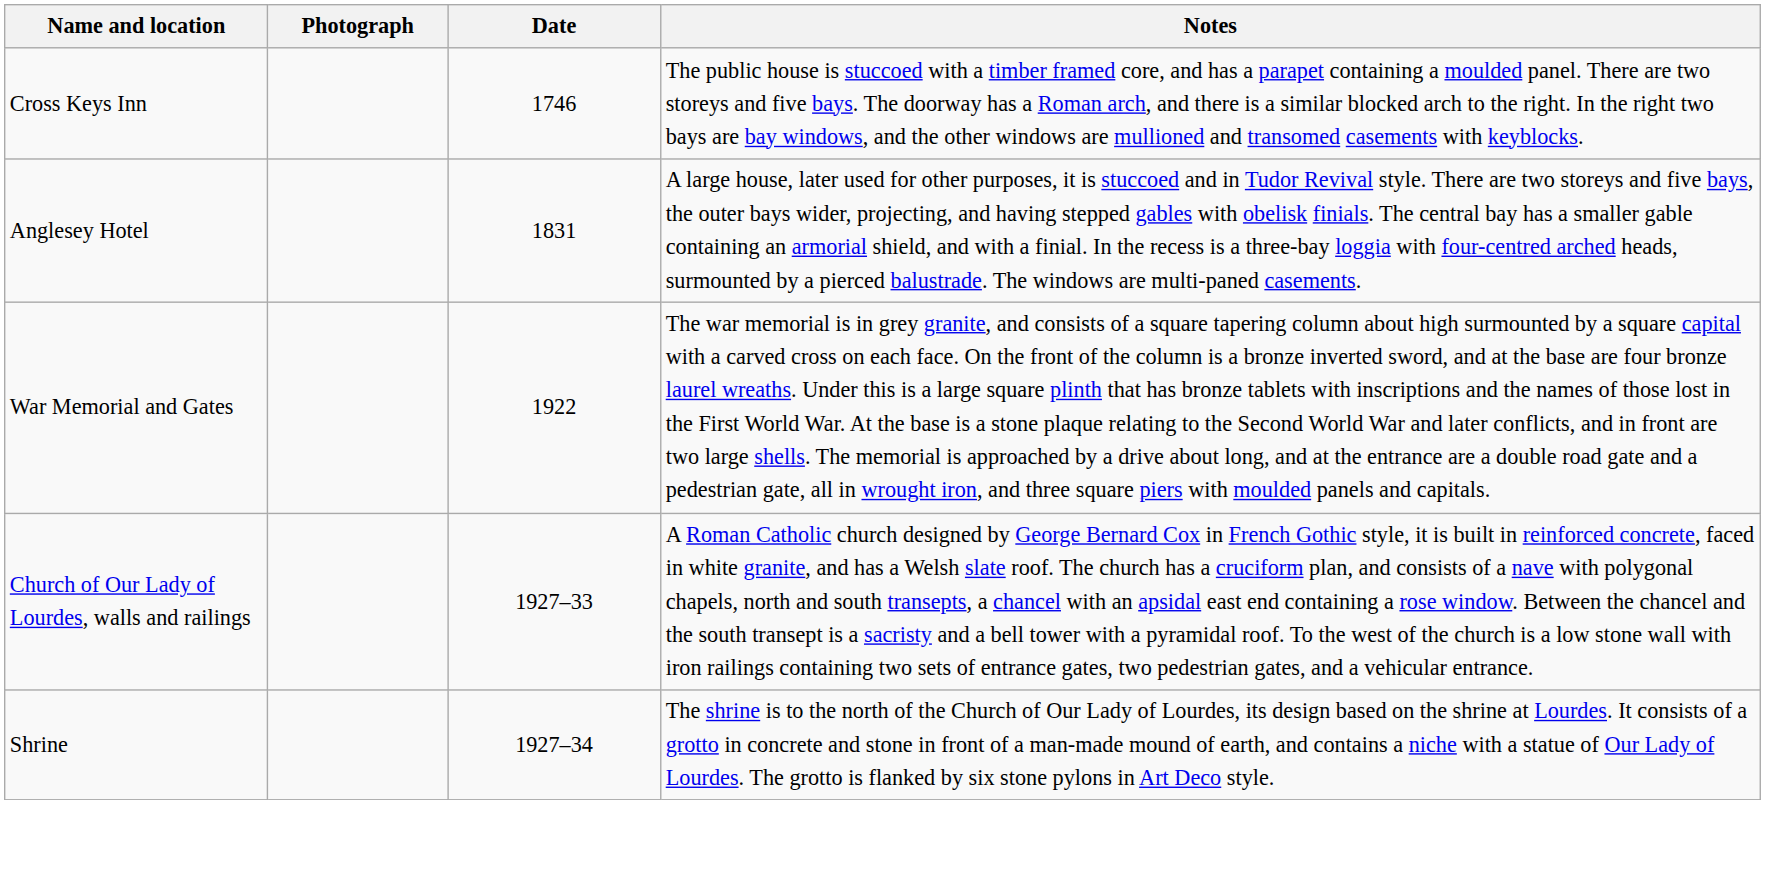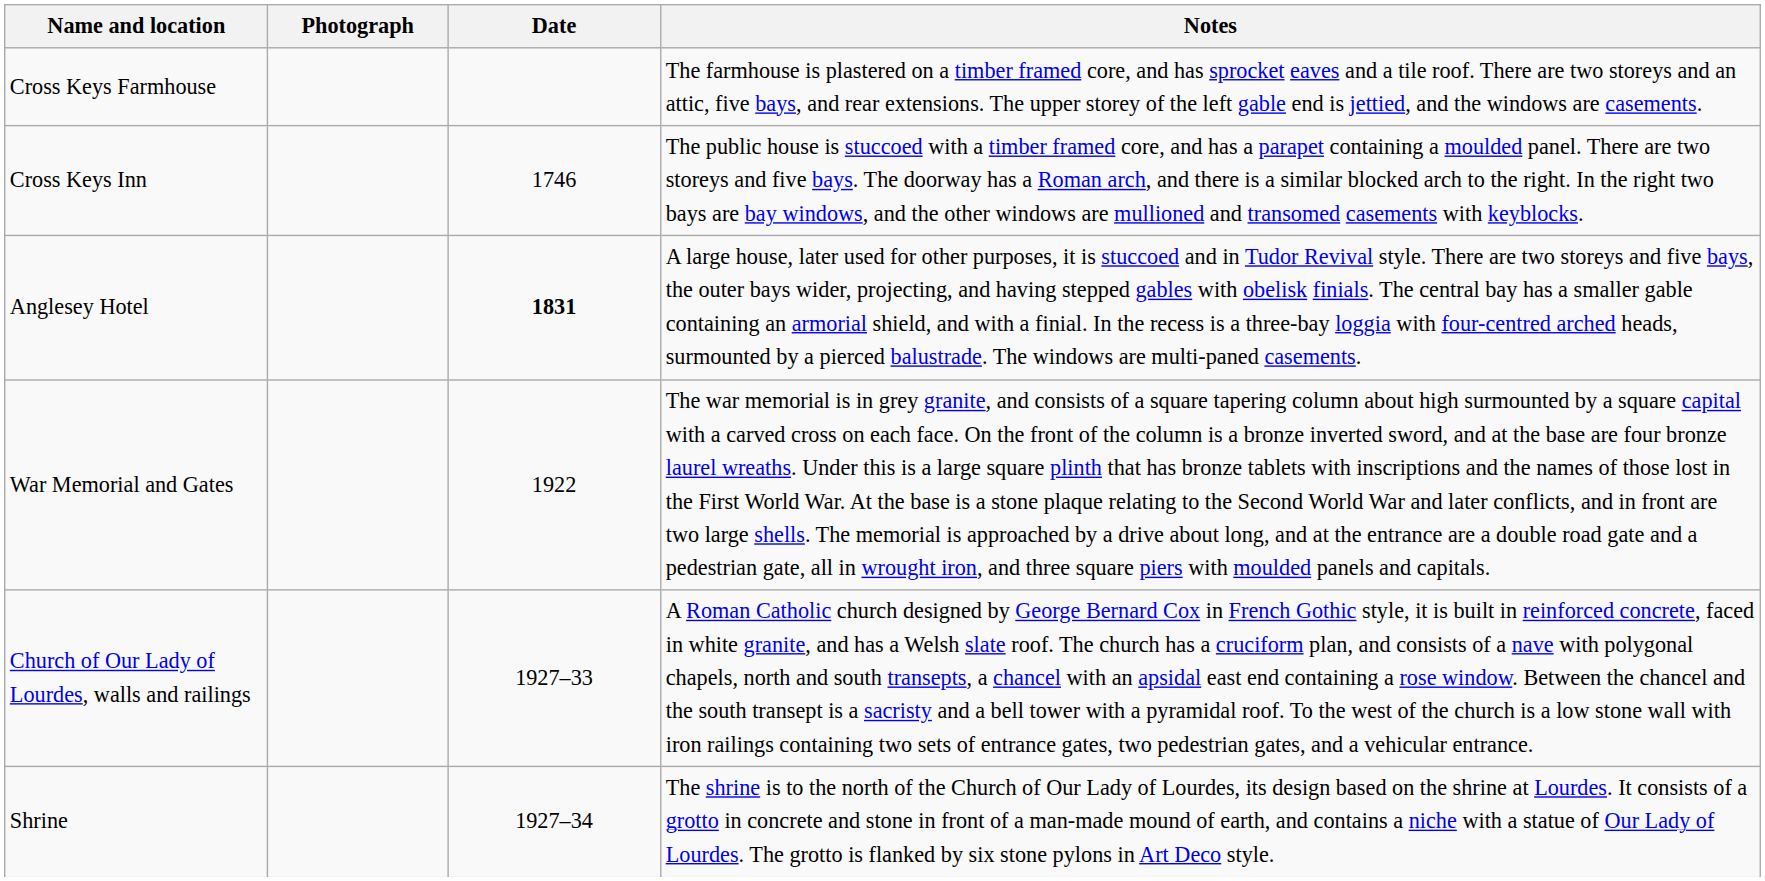+ row: (113, 86)
(554, 230) normal -> (554, 307) bold
